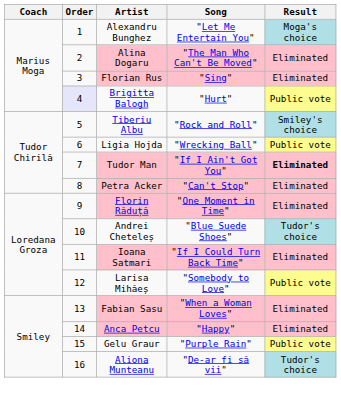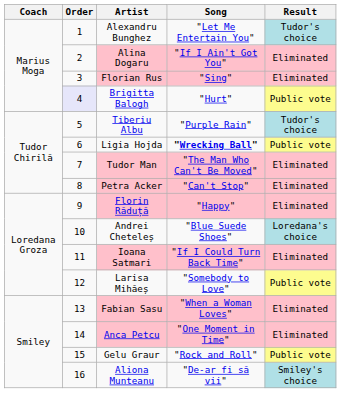(300, 32) Moga's choice -> (300, 32) Tudor's choice
(216, 58) "The Man Who Can't Be Moved" -> (216, 58) "If I Ain't Got You"
(216, 124) "Rock and Roll" -> (216, 124) "Purple Rain"
(300, 124) Smiley's choice -> (300, 124) Tudor's choice
(216, 145) normal -> (216, 145) bold
(216, 165) "If I Ain't Got You" -> (216, 165) "The Man Who Can't Be Moved"
(300, 165) bold -> (300, 165) normal
(216, 206) "One Moment in Time" -> (216, 206) "Happy"
(300, 232) Tudor's choice -> (300, 232) Loredana's choice
(216, 329) "Happy" -> (216, 334) "One Moment in Time"
(216, 344) "Purple Rain" -> (216, 355) "Rock and Roll"
(300, 364) Tudor's choice -> (300, 375) Smiley's choice
